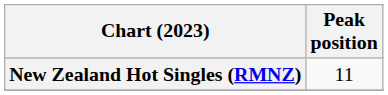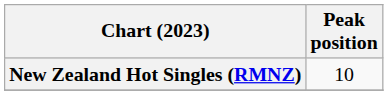(344, 74) 11 -> (344, 74) 10
